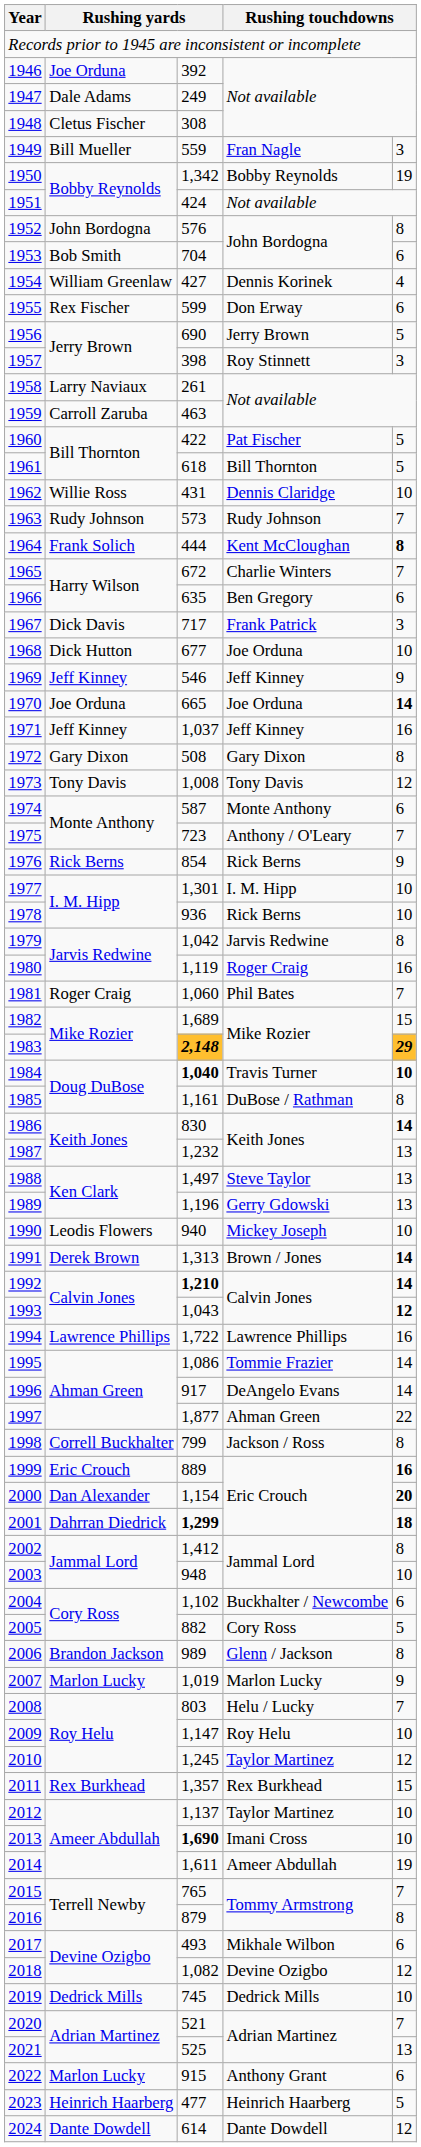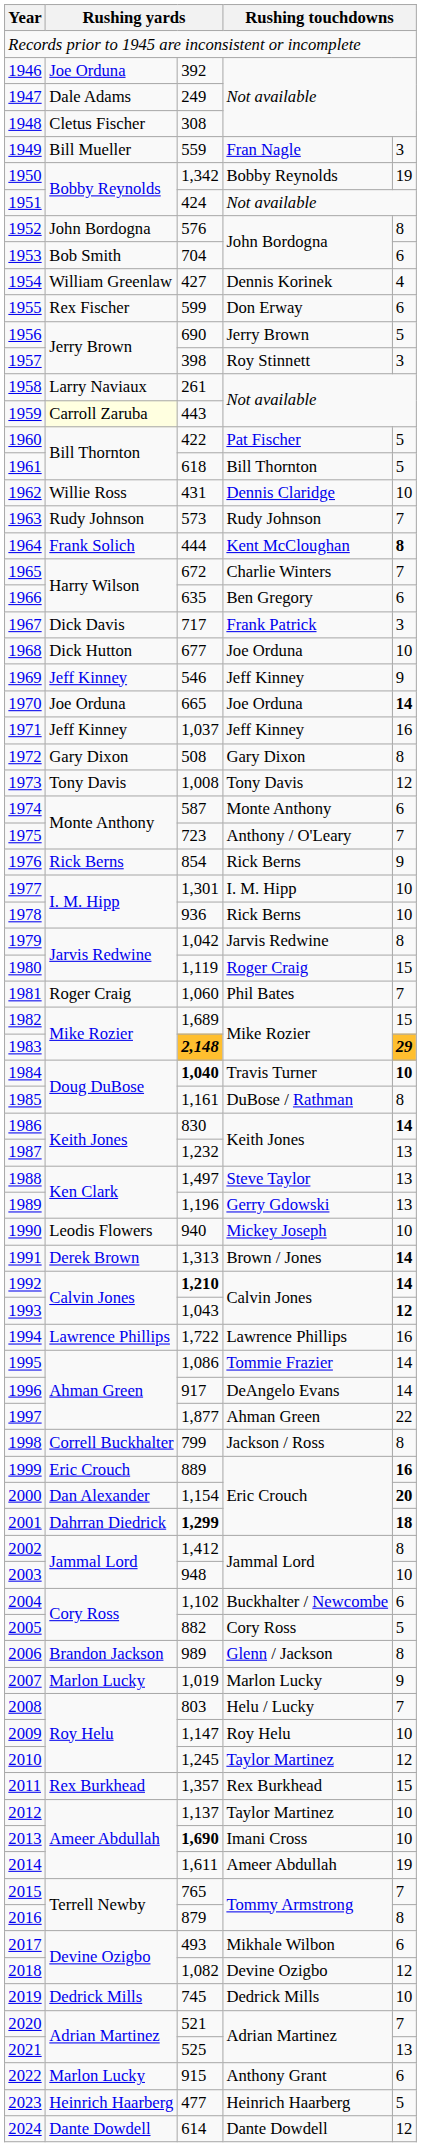(99, 413) no background -> (99, 413) lightyellow background
(194, 413) 463 -> (194, 413) 443
(404, 967) 16 -> (404, 967) 15
